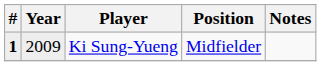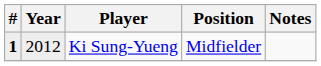(43, 46) 2009 -> (43, 46) 2012
